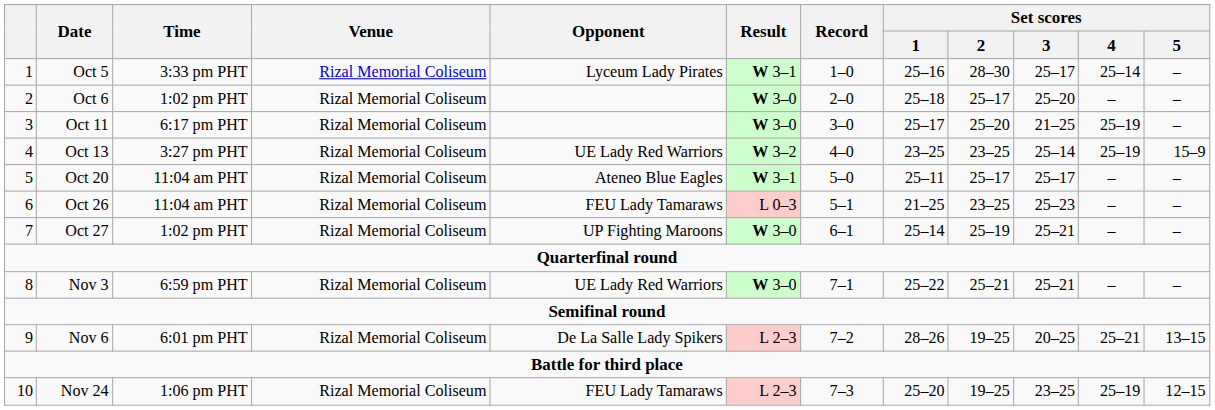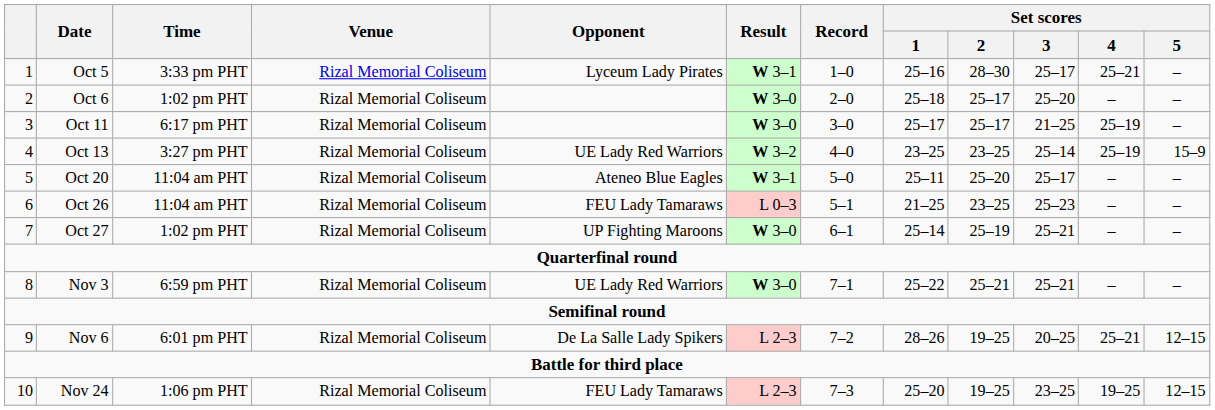(1120, 71) 25–14 -> (1120, 71) 25–21
(990, 124) 25–20 -> (990, 124) 25–17
(990, 177) 25–17 -> (990, 177) 25–20
(1185, 337) 13–15 -> (1185, 337) 12–15
(1120, 391) 25–19 -> (1120, 391) 19–25
